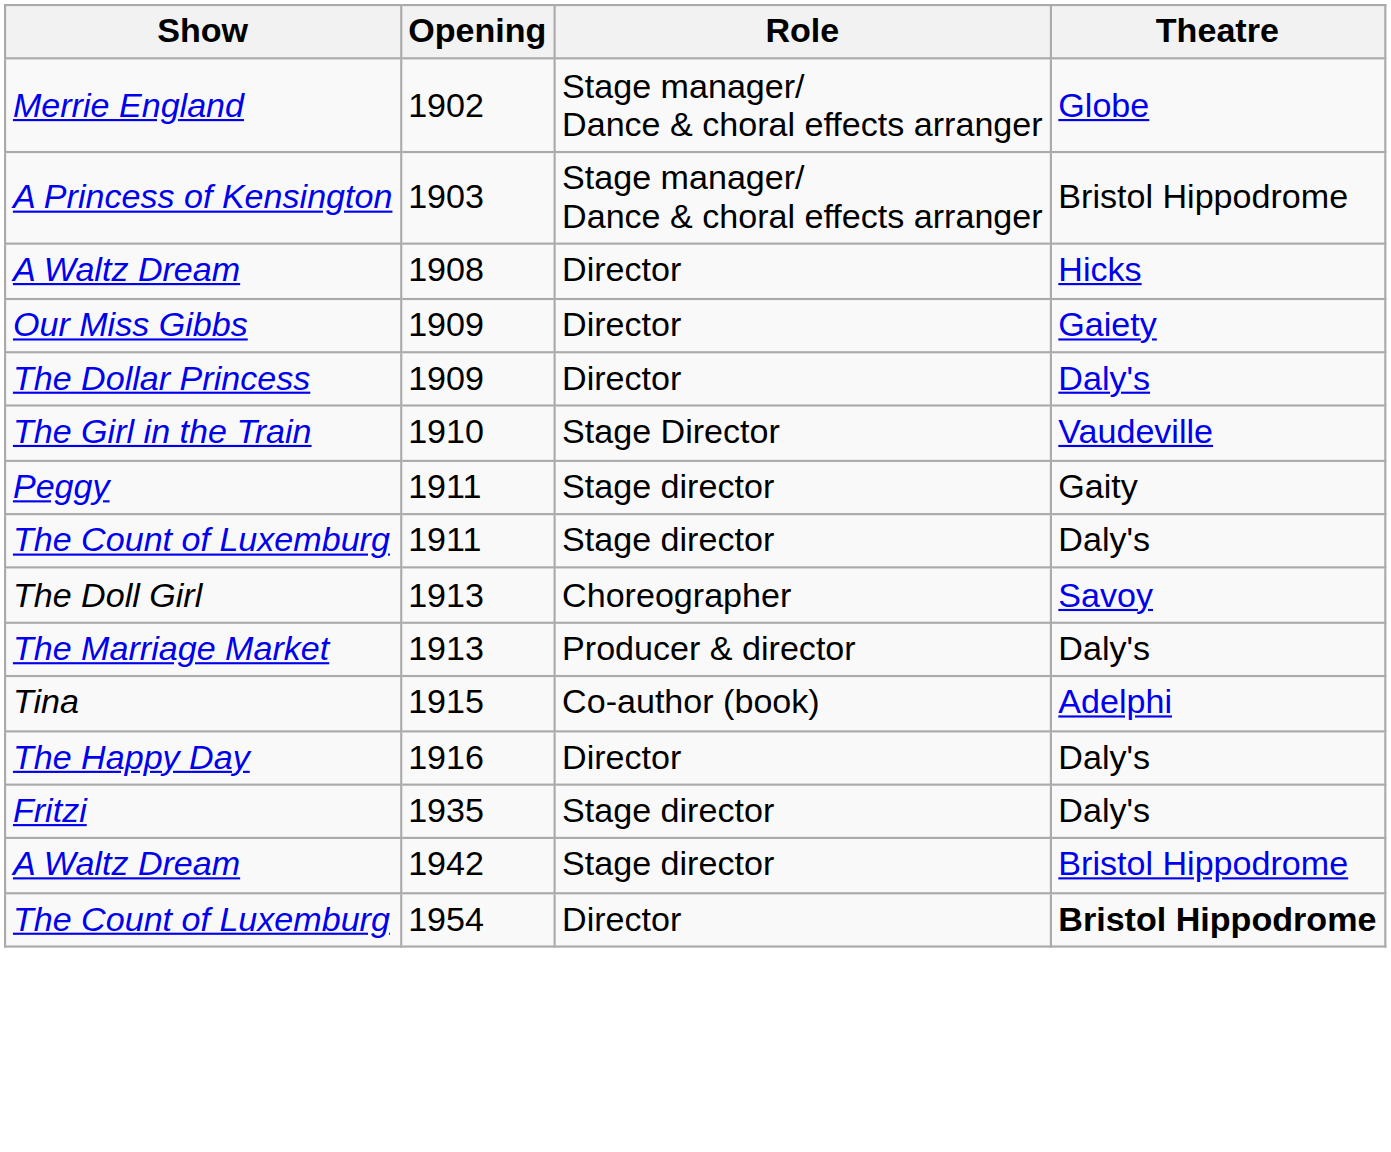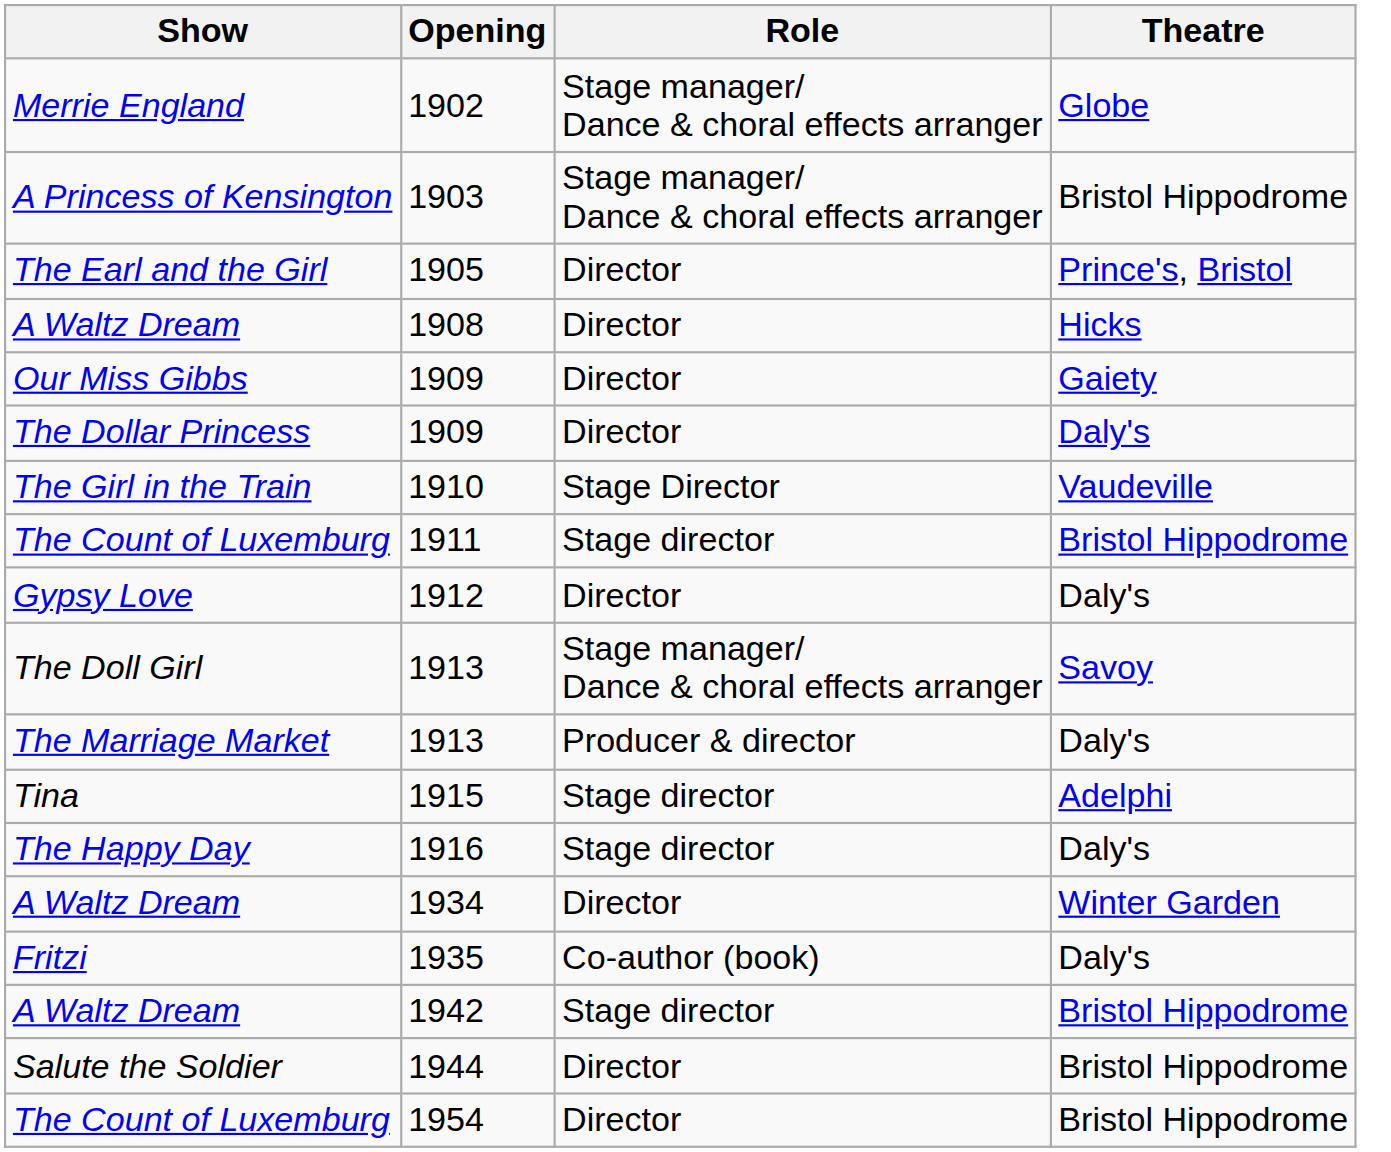+ row: (170, 270)
- row: (61, 486)
(1104, 540) Daly's -> (1203, 540) Bristol Hippodrome
+ row: (103, 594)
(677, 594) Choreographer -> (802, 667) Stage manager/ Dance & choral effects arranger
(691, 702) Co-author (book) -> (668, 795) Stage director
(622, 756) Director -> (668, 849) Stage director
+ row: (127, 903)
(668, 810) Stage director -> (691, 957) Co-author (book)
+ row: (147, 1065)
(1217, 918) bold -> (1203, 1119) normal
